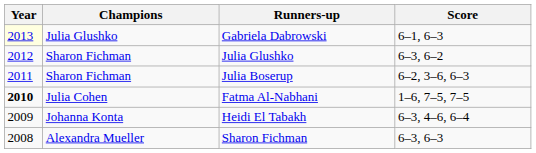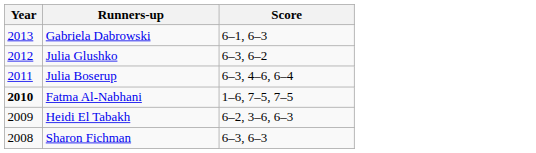- column: (131, 14)
(20, 35) lightyellow background -> (20, 35) no background
(434, 76) 6–2, 3–6, 6–3 -> (257, 76) 6–3, 4–6, 6–4
(434, 117) 6–3, 4–6, 6–4 -> (257, 117) 6–2, 3–6, 6–3
